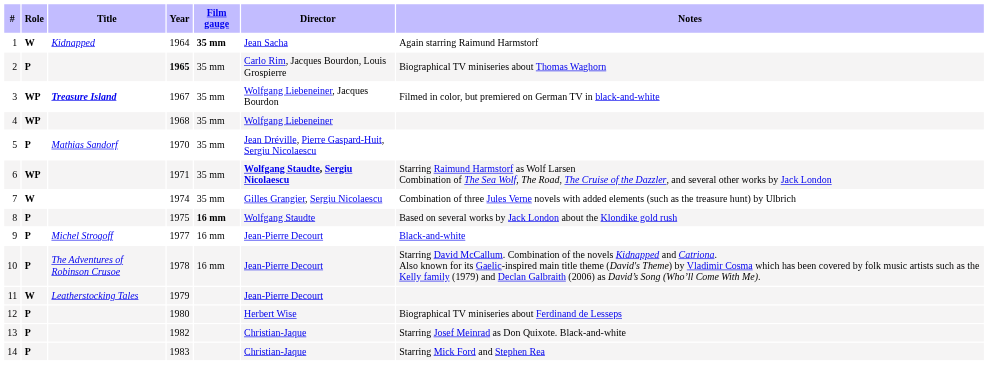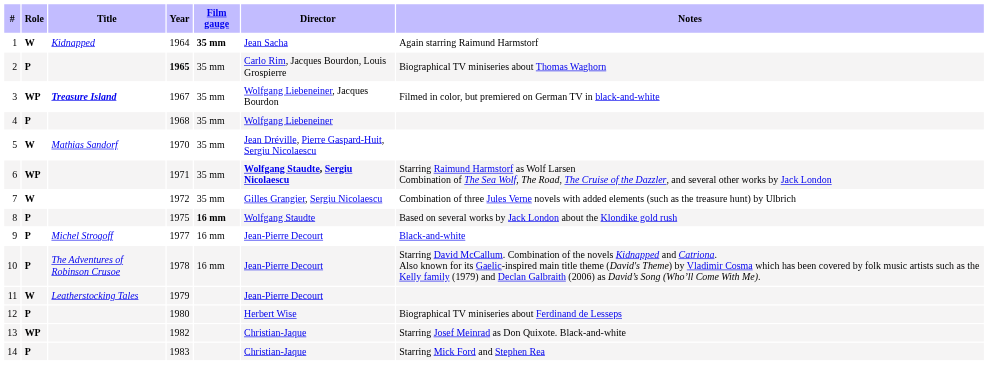(33, 120) WP -> (28, 120) P
(28, 145) P -> (30, 145) W
(179, 199) 1974 -> (179, 199) 1972
(28, 333) P -> (33, 333) WP
